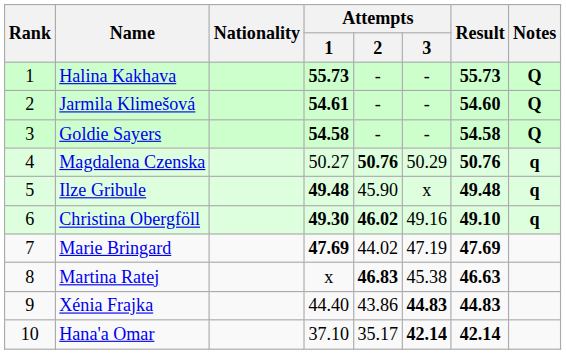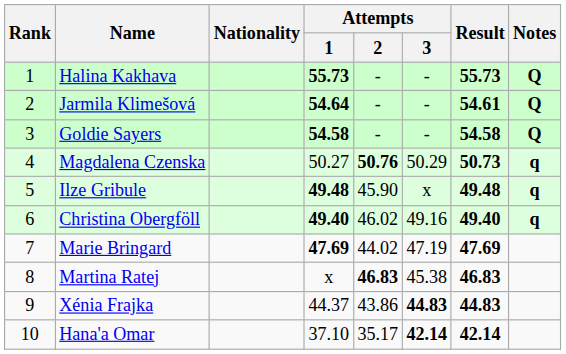(329, 104) 54.61 -> (329, 104) 54.64
(480, 104) 54.60 -> (480, 104) 54.61
(480, 162) 50.76 -> (480, 162) 50.73
(329, 219) 49.30 -> (329, 219) 49.40
(378, 219) bold -> (378, 219) normal
(480, 219) 49.10 -> (480, 219) 49.40
(480, 276) 46.63 -> (480, 276) 46.83
(329, 305) 44.40 -> (329, 305) 44.37
